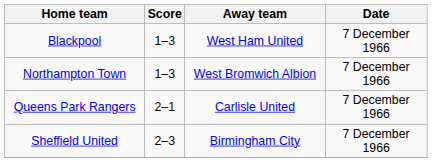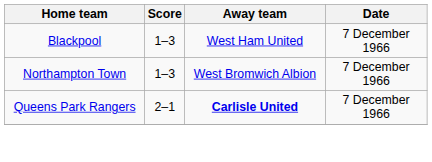(255, 107) normal -> (255, 107) bold
- row: (75, 140)
